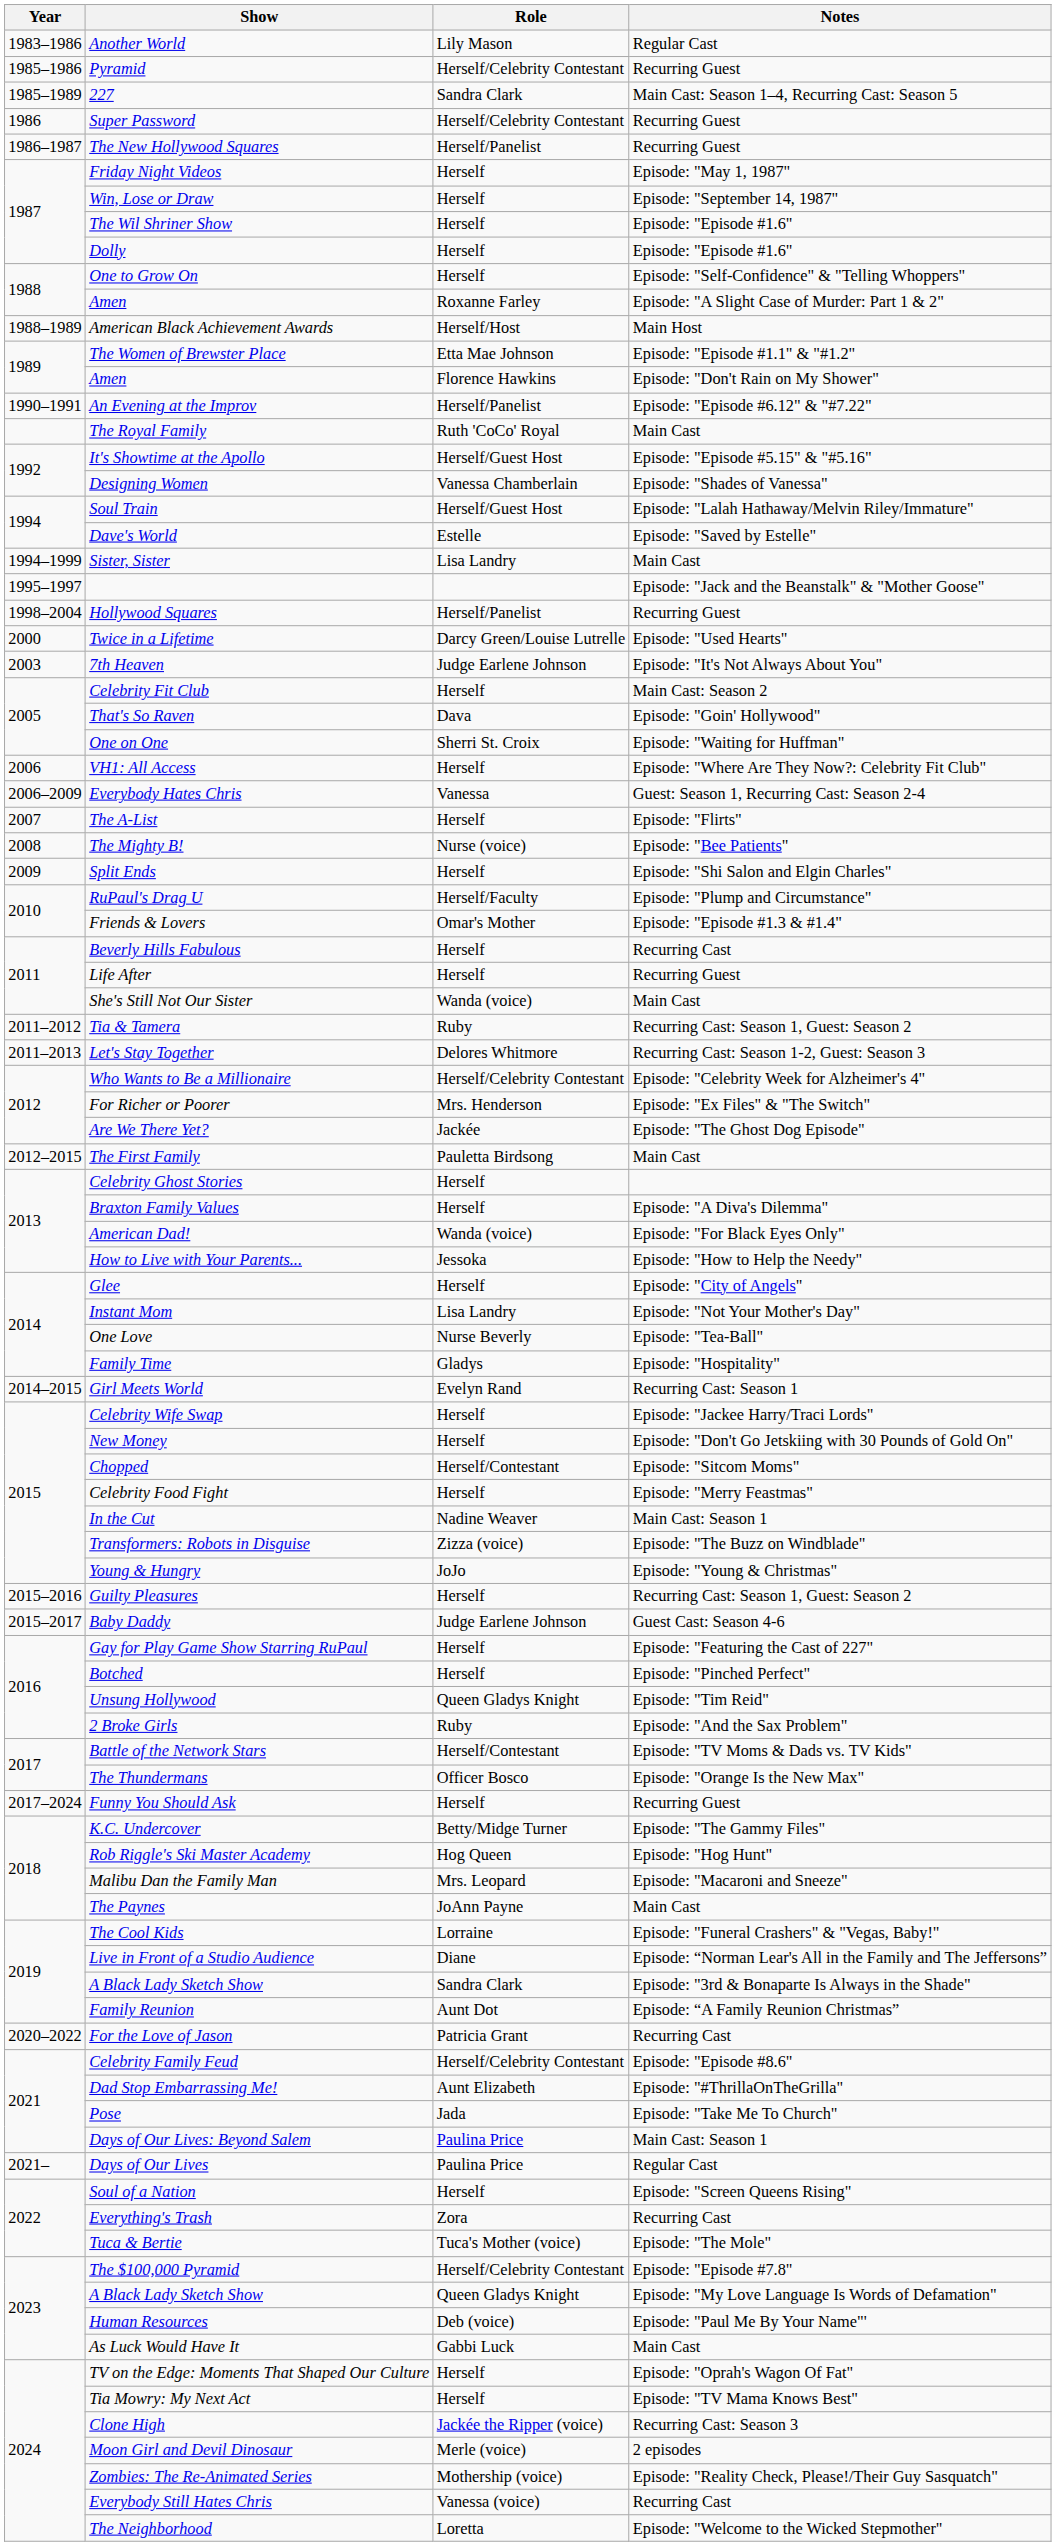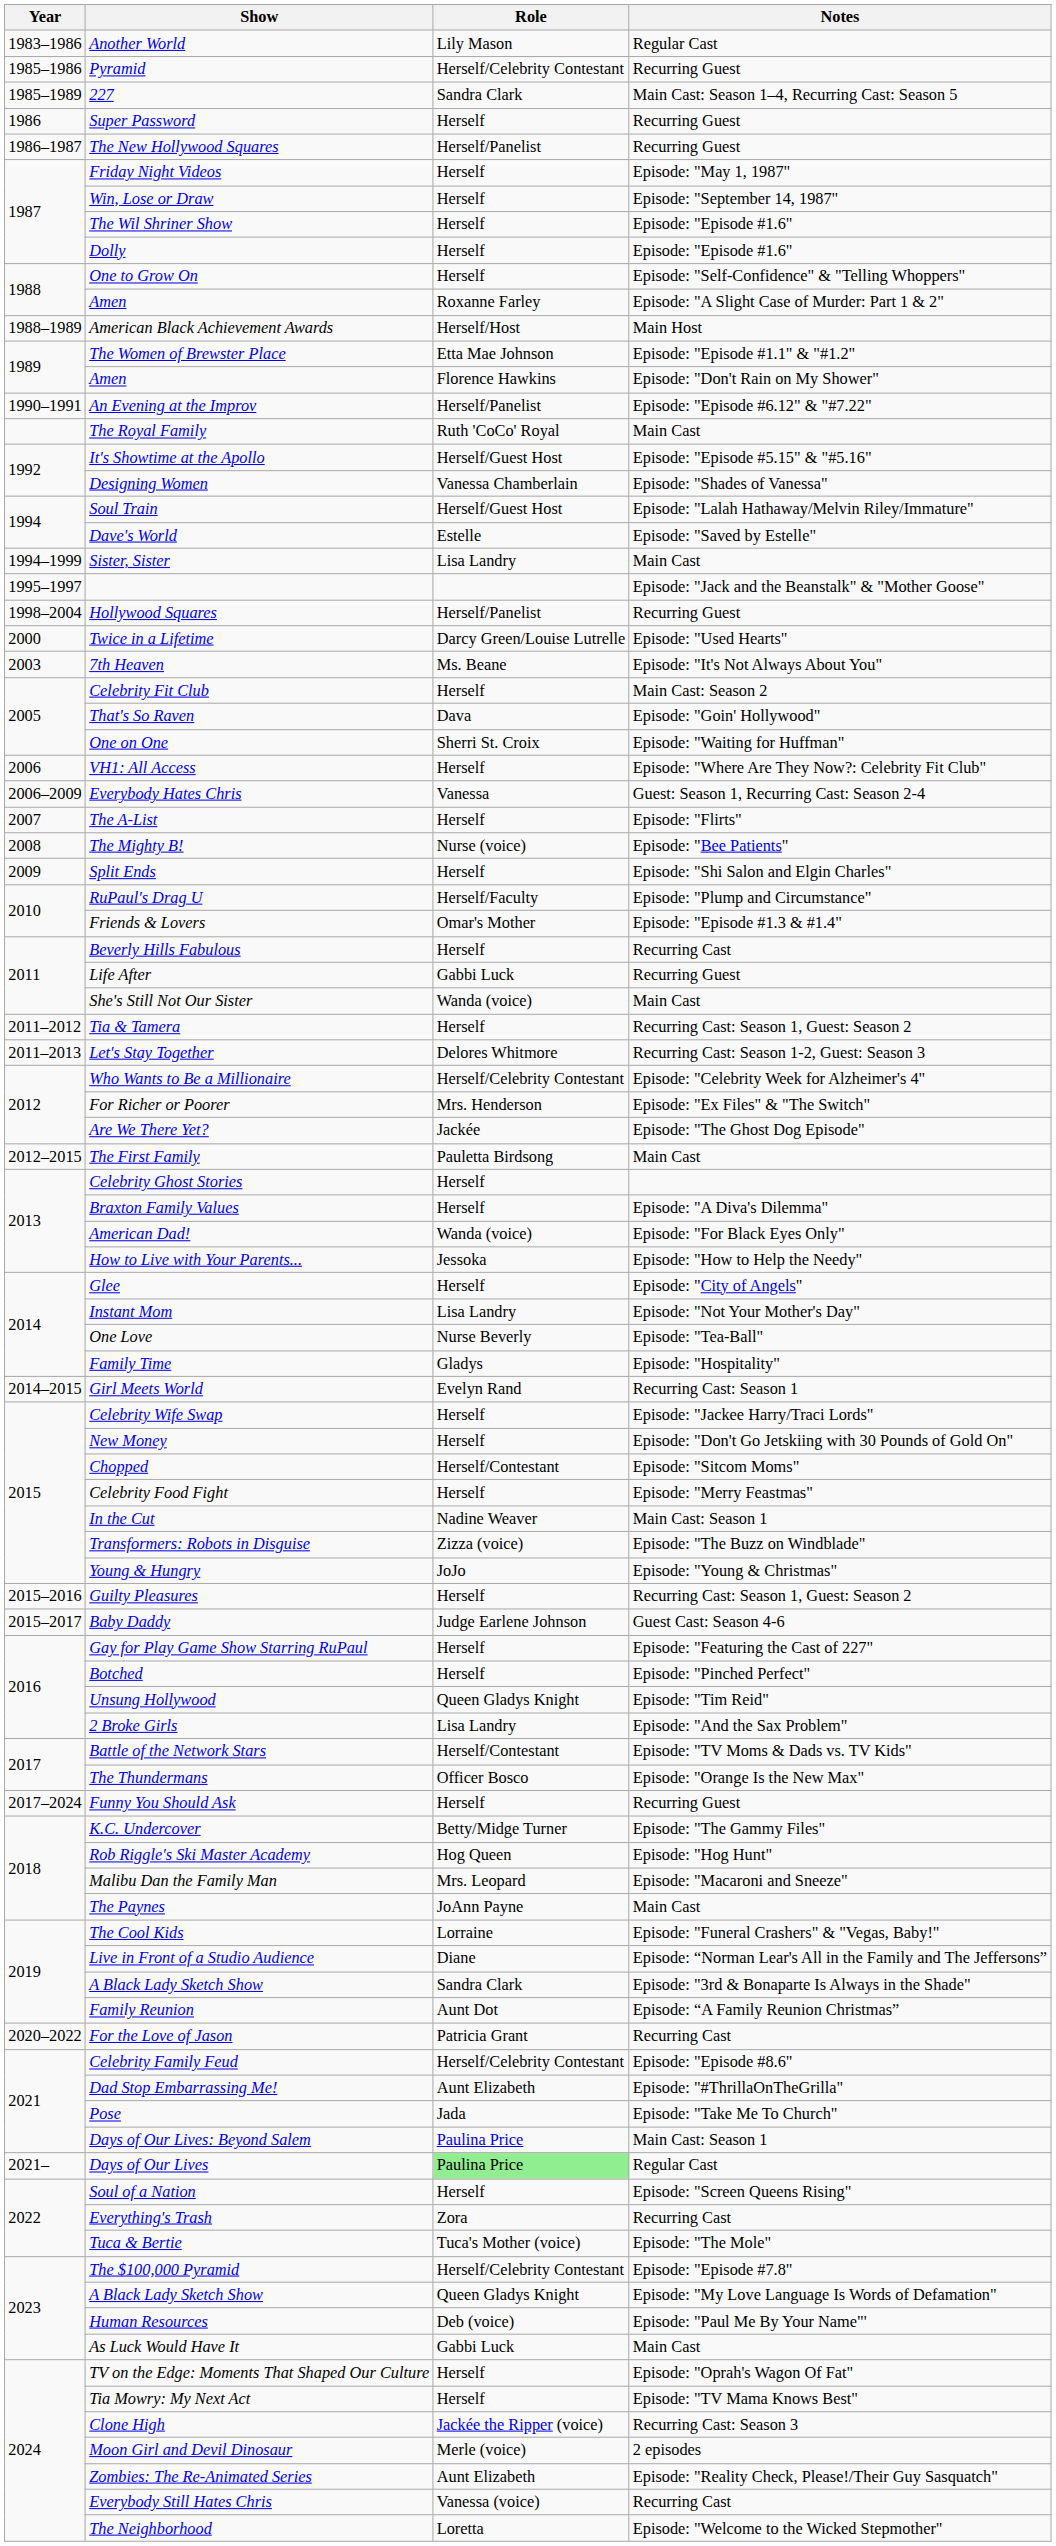(530, 120) Herself/Celebrity Contestant -> (461, 120) Herself
(512, 664) Judge Earlene Johnson -> (472, 664) Ms. Beane
(461, 975) Herself -> (475, 975) Gabbi Luck
(454, 1026) Ruby -> (461, 1026) Herself
(454, 1725) Ruby -> (476, 1725) Lisa Landry
(480, 2165) no background -> (480, 2165) lightgreen background
(500, 2476) Mothership (voice) -> (486, 2476) Aunt Elizabeth
